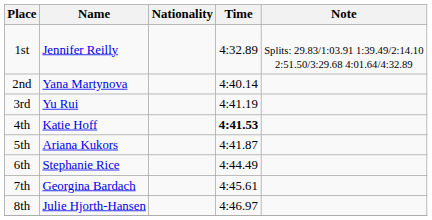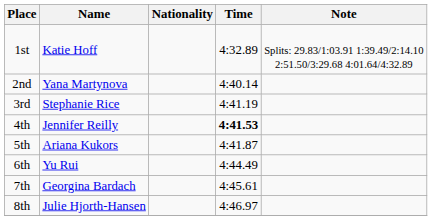(80, 49) Jennifer Reilly -> (70, 49) Katie Hoff
(60, 104) Yu Rui -> (81, 104) Stephanie Rice
(70, 124) Katie Hoff -> (80, 124) Jennifer Reilly
(81, 165) Stephanie Rice -> (60, 165) Yu Rui
